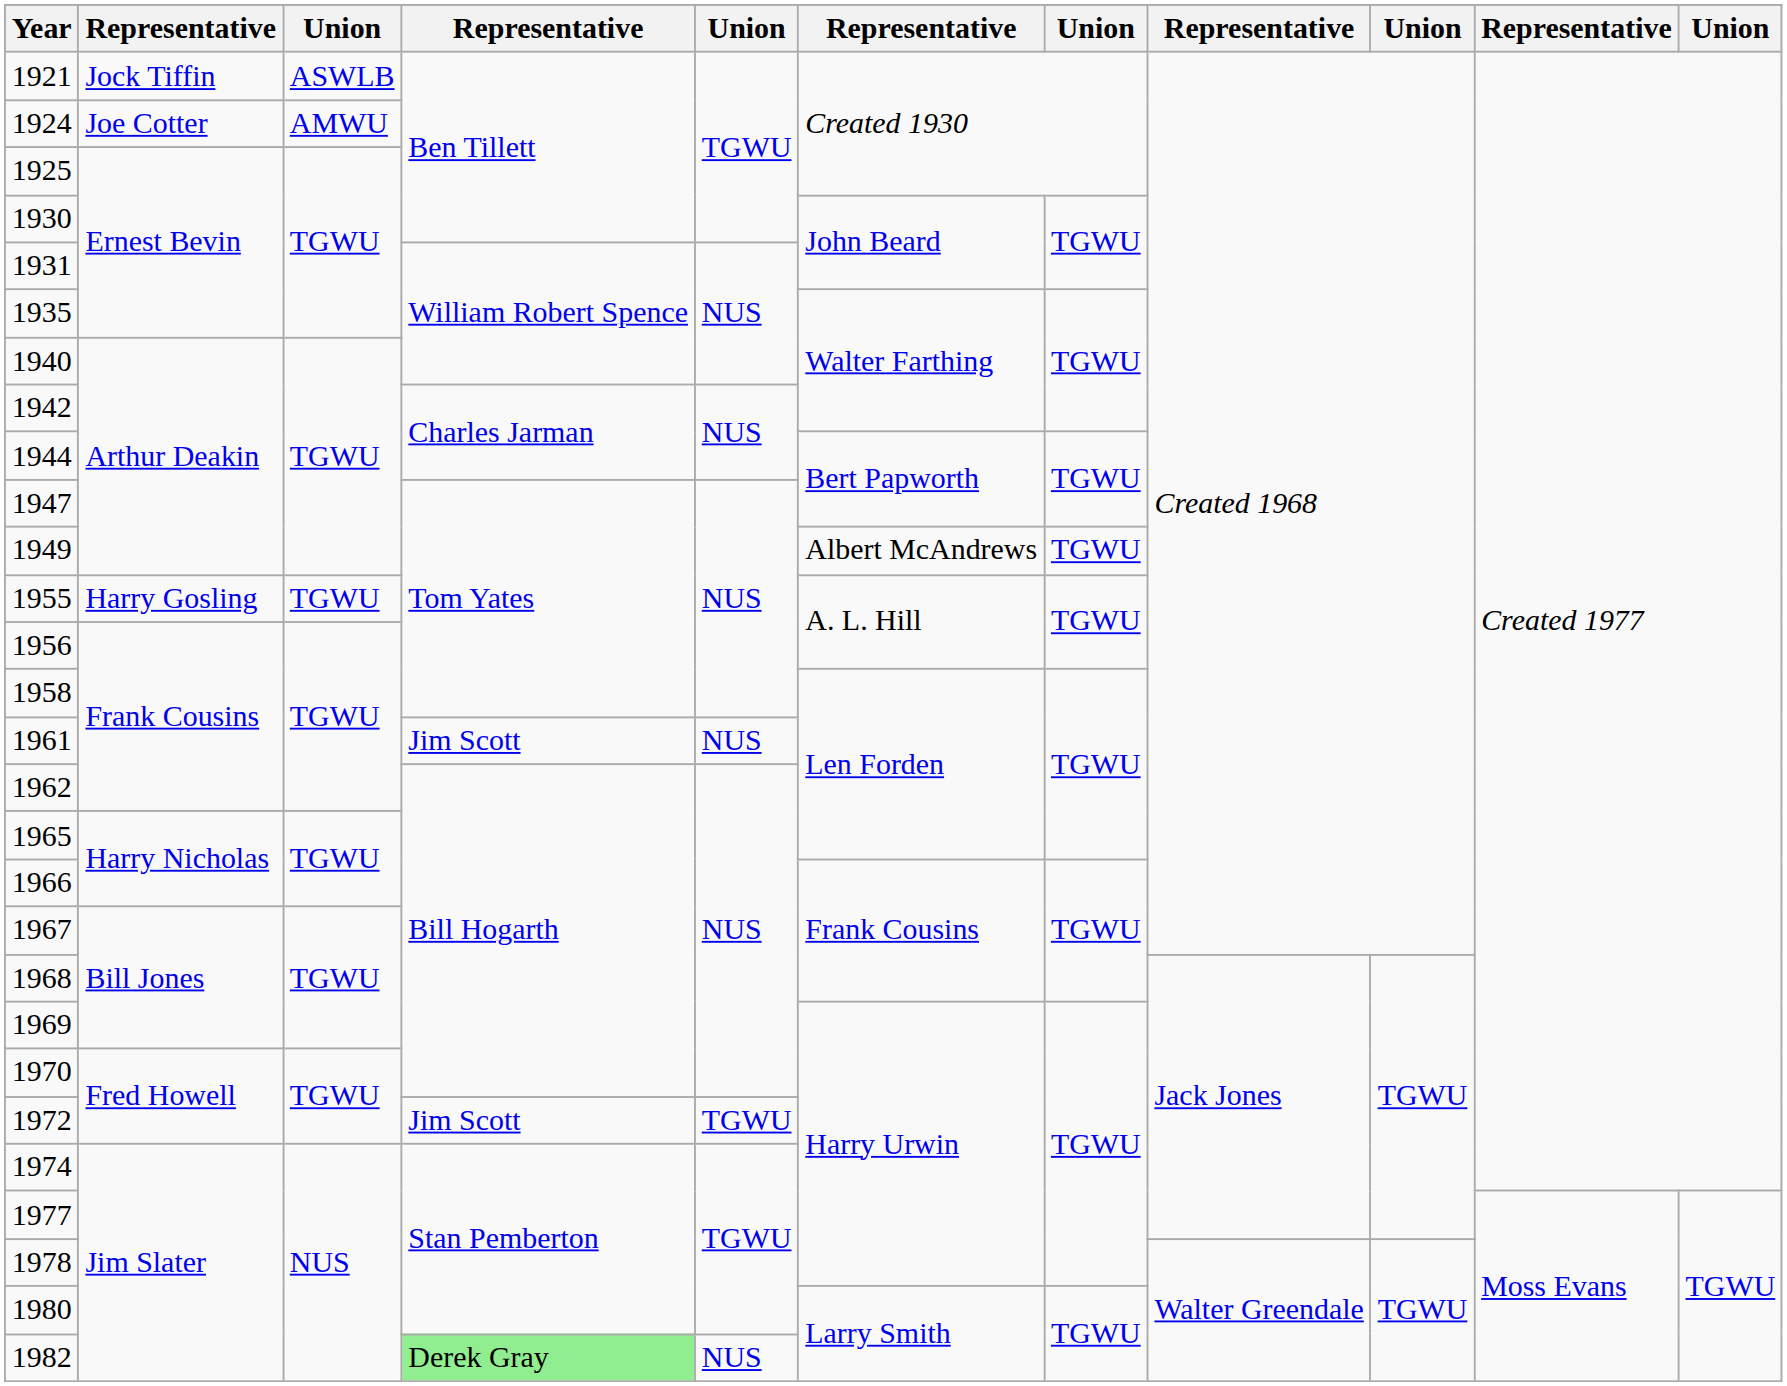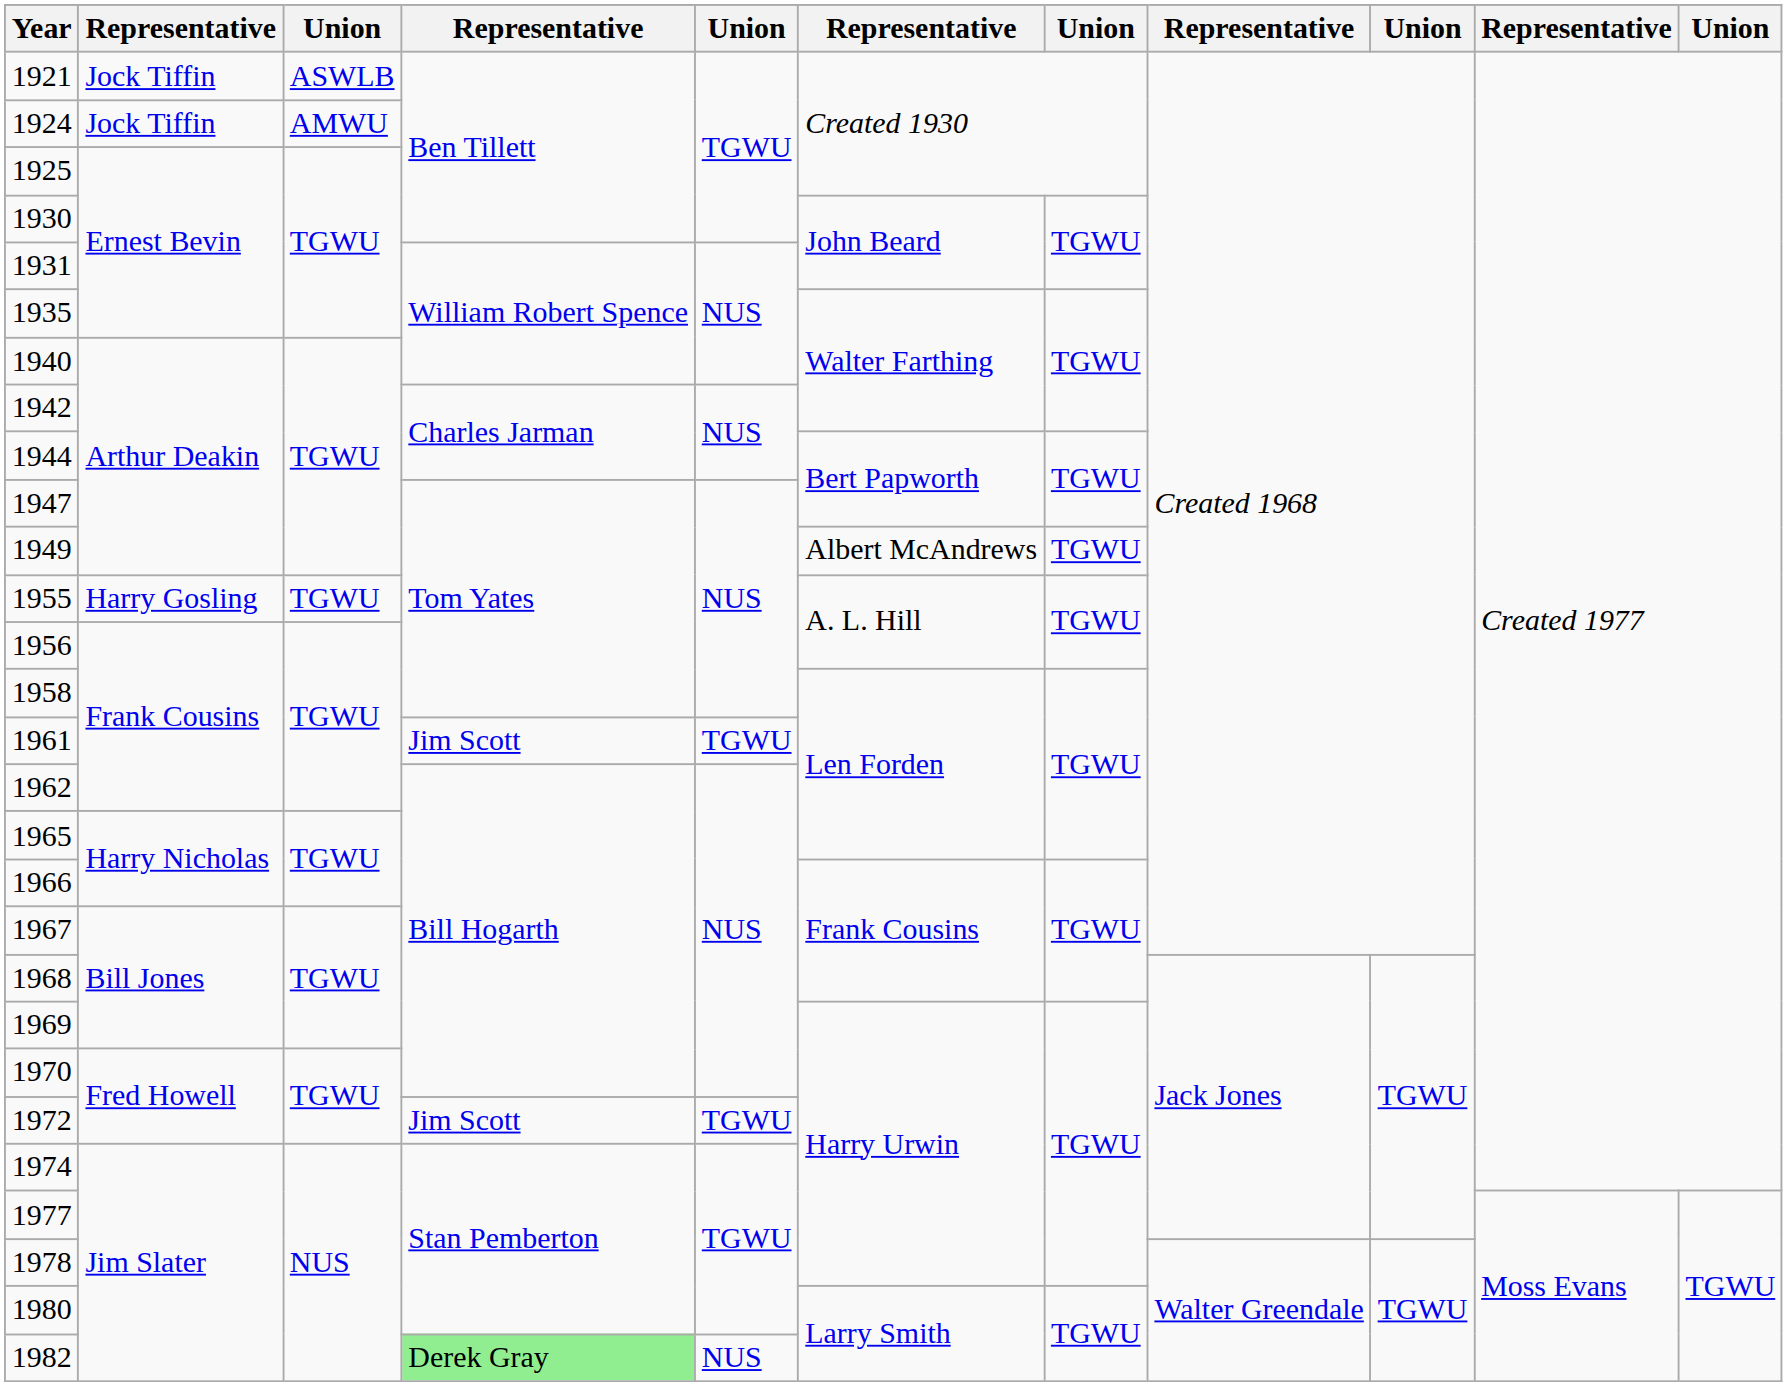(147, 123) Joe Cotter -> (150, 123) Jock Tiffin
(732, 739) NUS -> (747, 739) TGWU
